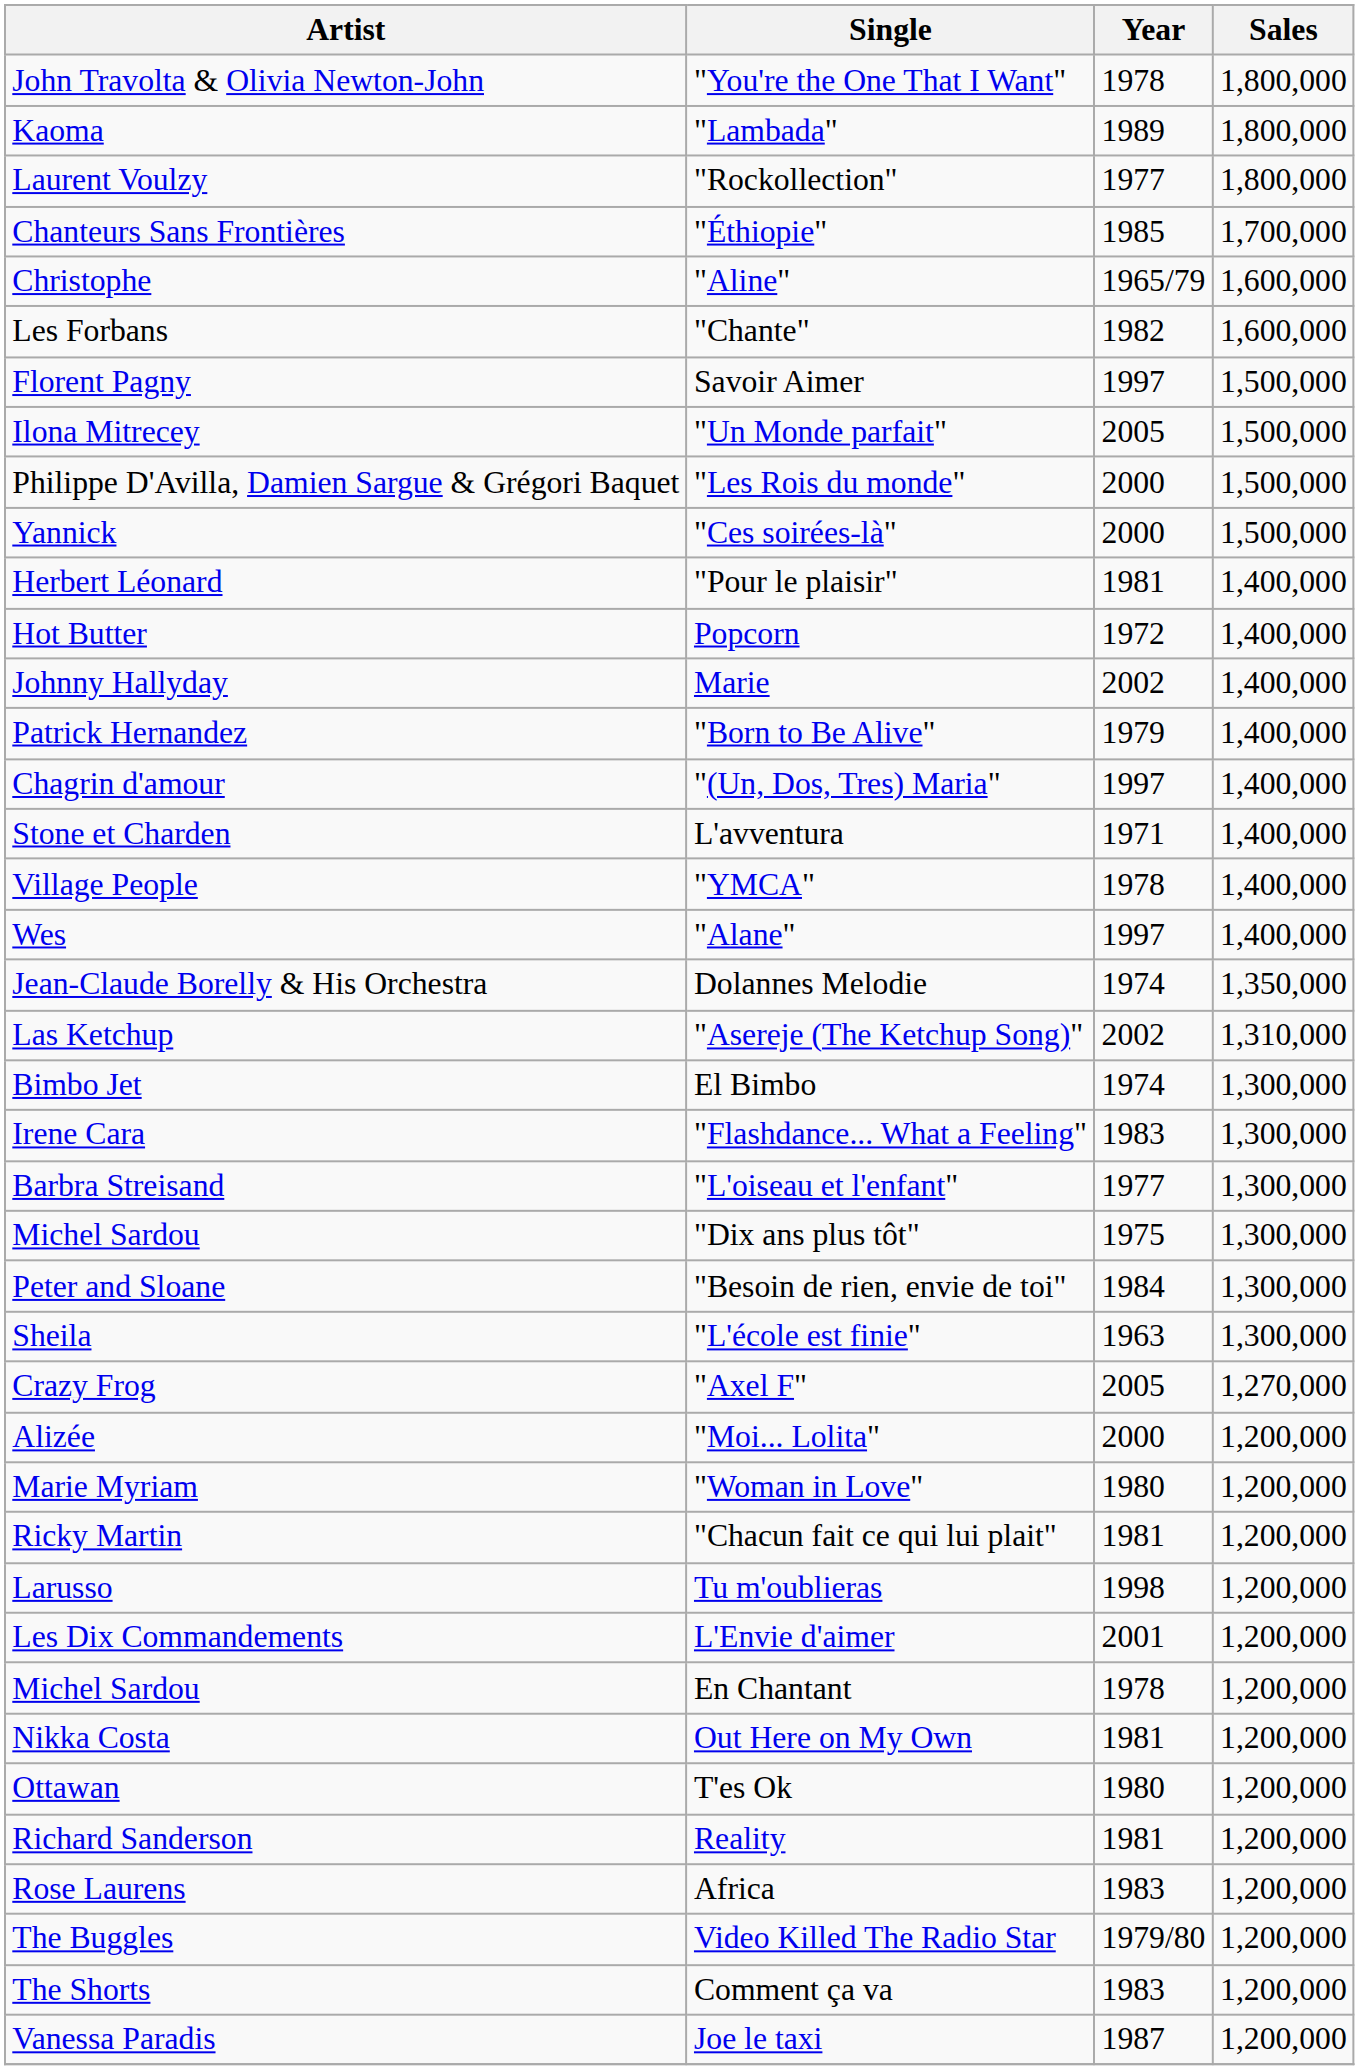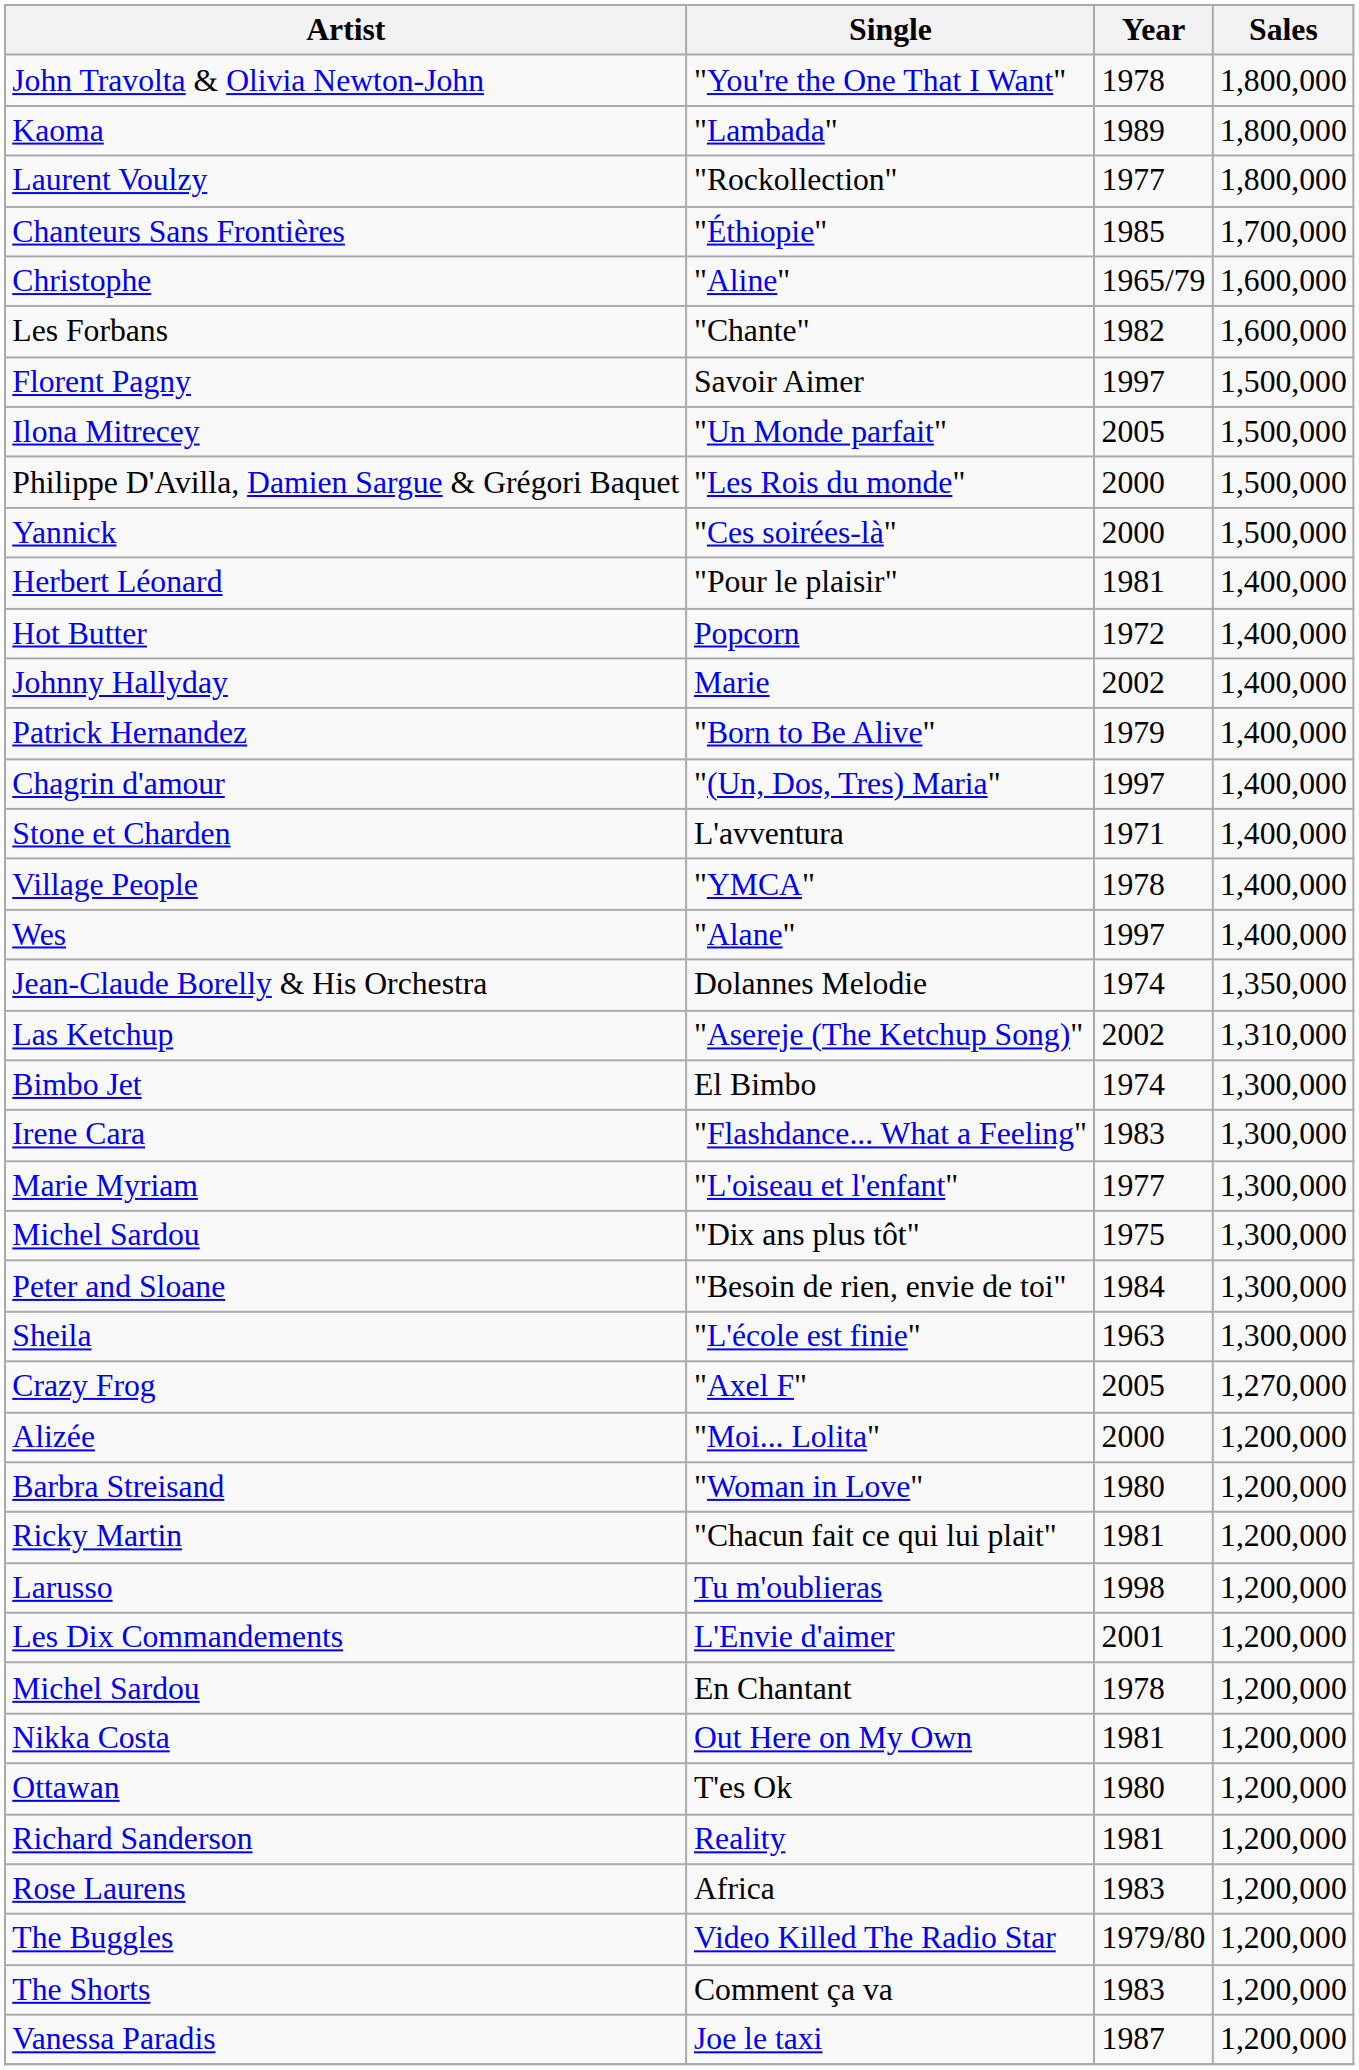(118, 1185) Barbra Streisand -> (105, 1185) Marie Myriam
(105, 1486) Marie Myriam -> (118, 1486) Barbra Streisand
